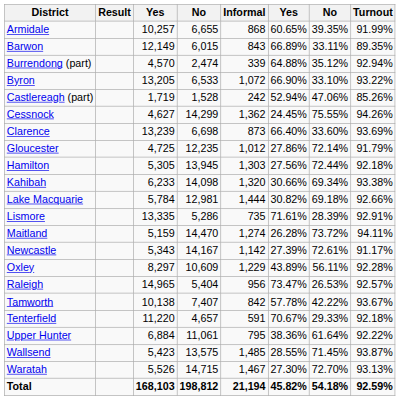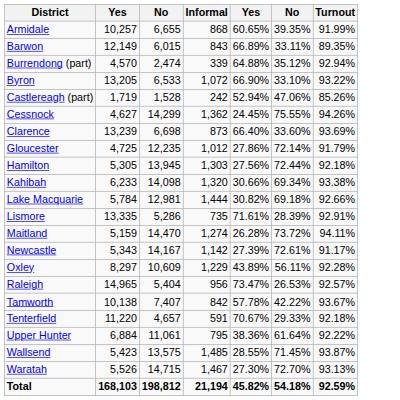- column: (115, 13)
